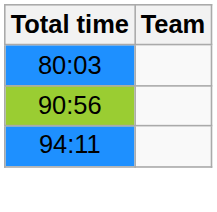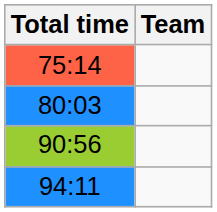+ row: (70, 65)
